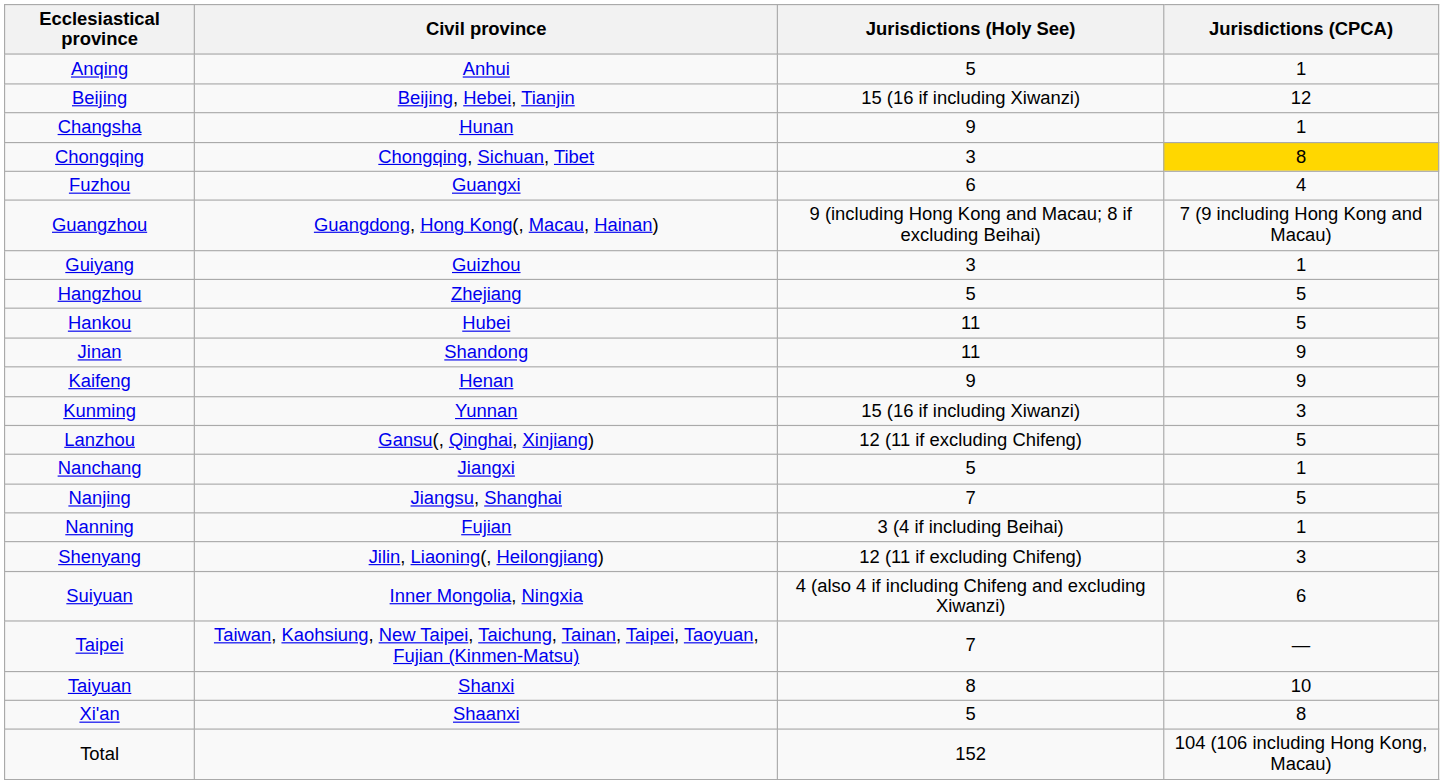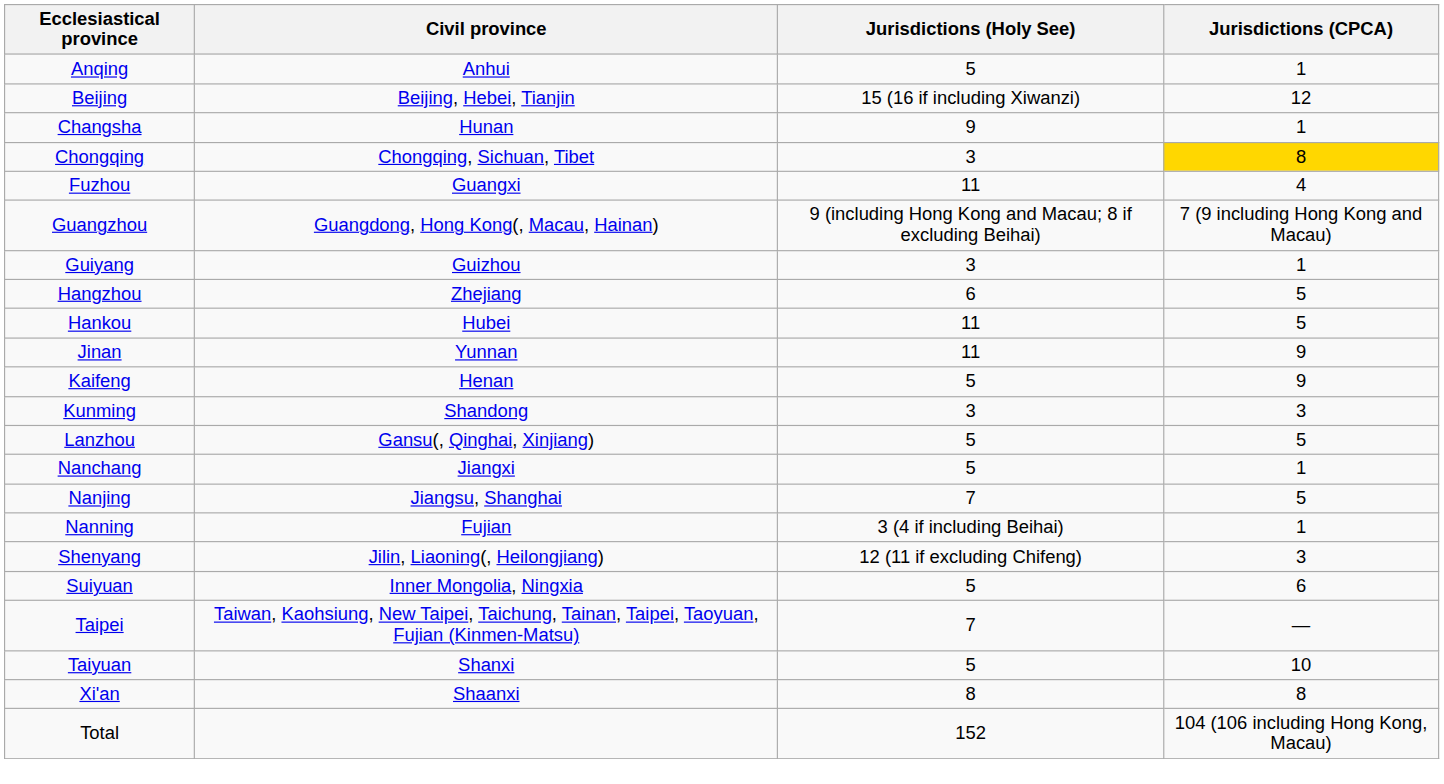(971, 185) 6 -> (971, 185) 11
(971, 293) 5 -> (971, 293) 6
(486, 352) Shandong -> (486, 352) Yunnan
(971, 381) 9 -> (971, 381) 5
(486, 410) Yunnan -> (486, 410) Shandong
(971, 410) 15 (16 if including Xiwanzi) -> (971, 410) 3
(971, 439) 12 (11 if excluding Chifeng) -> (971, 439) 5
(971, 596) 4 (also 4 if including Chifeng and excluding Xiwanzi) -> (971, 585) 5
(971, 685) 8 -> (971, 664) 5
(971, 714) 5 -> (971, 693) 8
